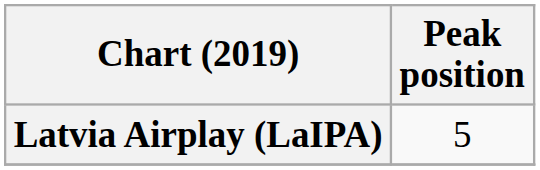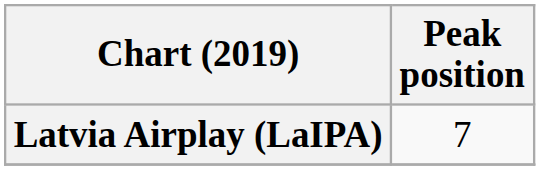(462, 134) 5 -> (462, 134) 7
